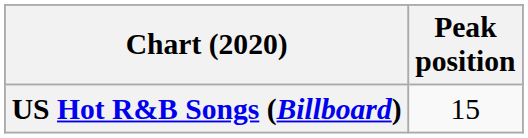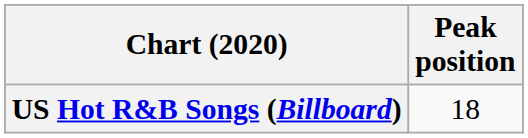(465, 108) 15 -> (465, 108) 18
